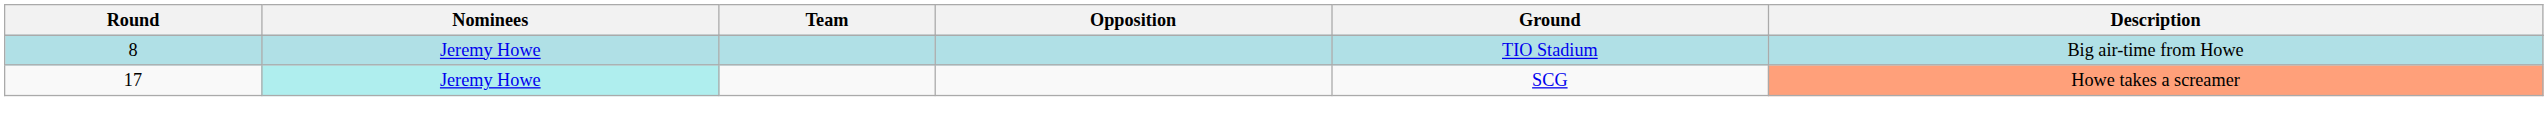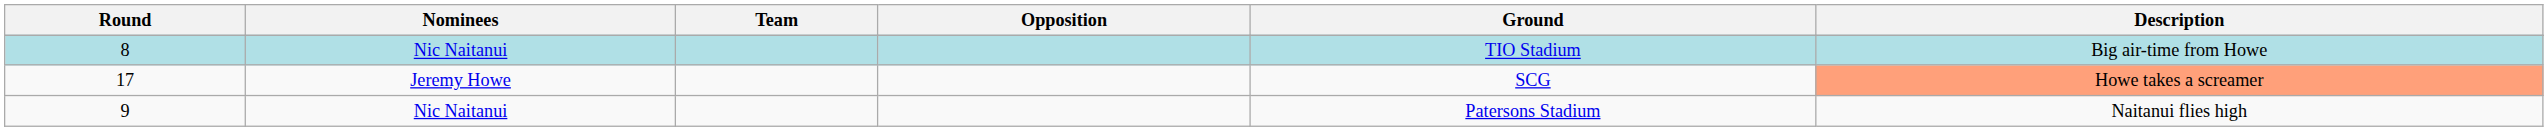(490, 50) Jeremy Howe -> (461, 50) Nic Naitanui
(490, 80) paleturquoise background -> (461, 80) no background
+ row: (125, 110)
